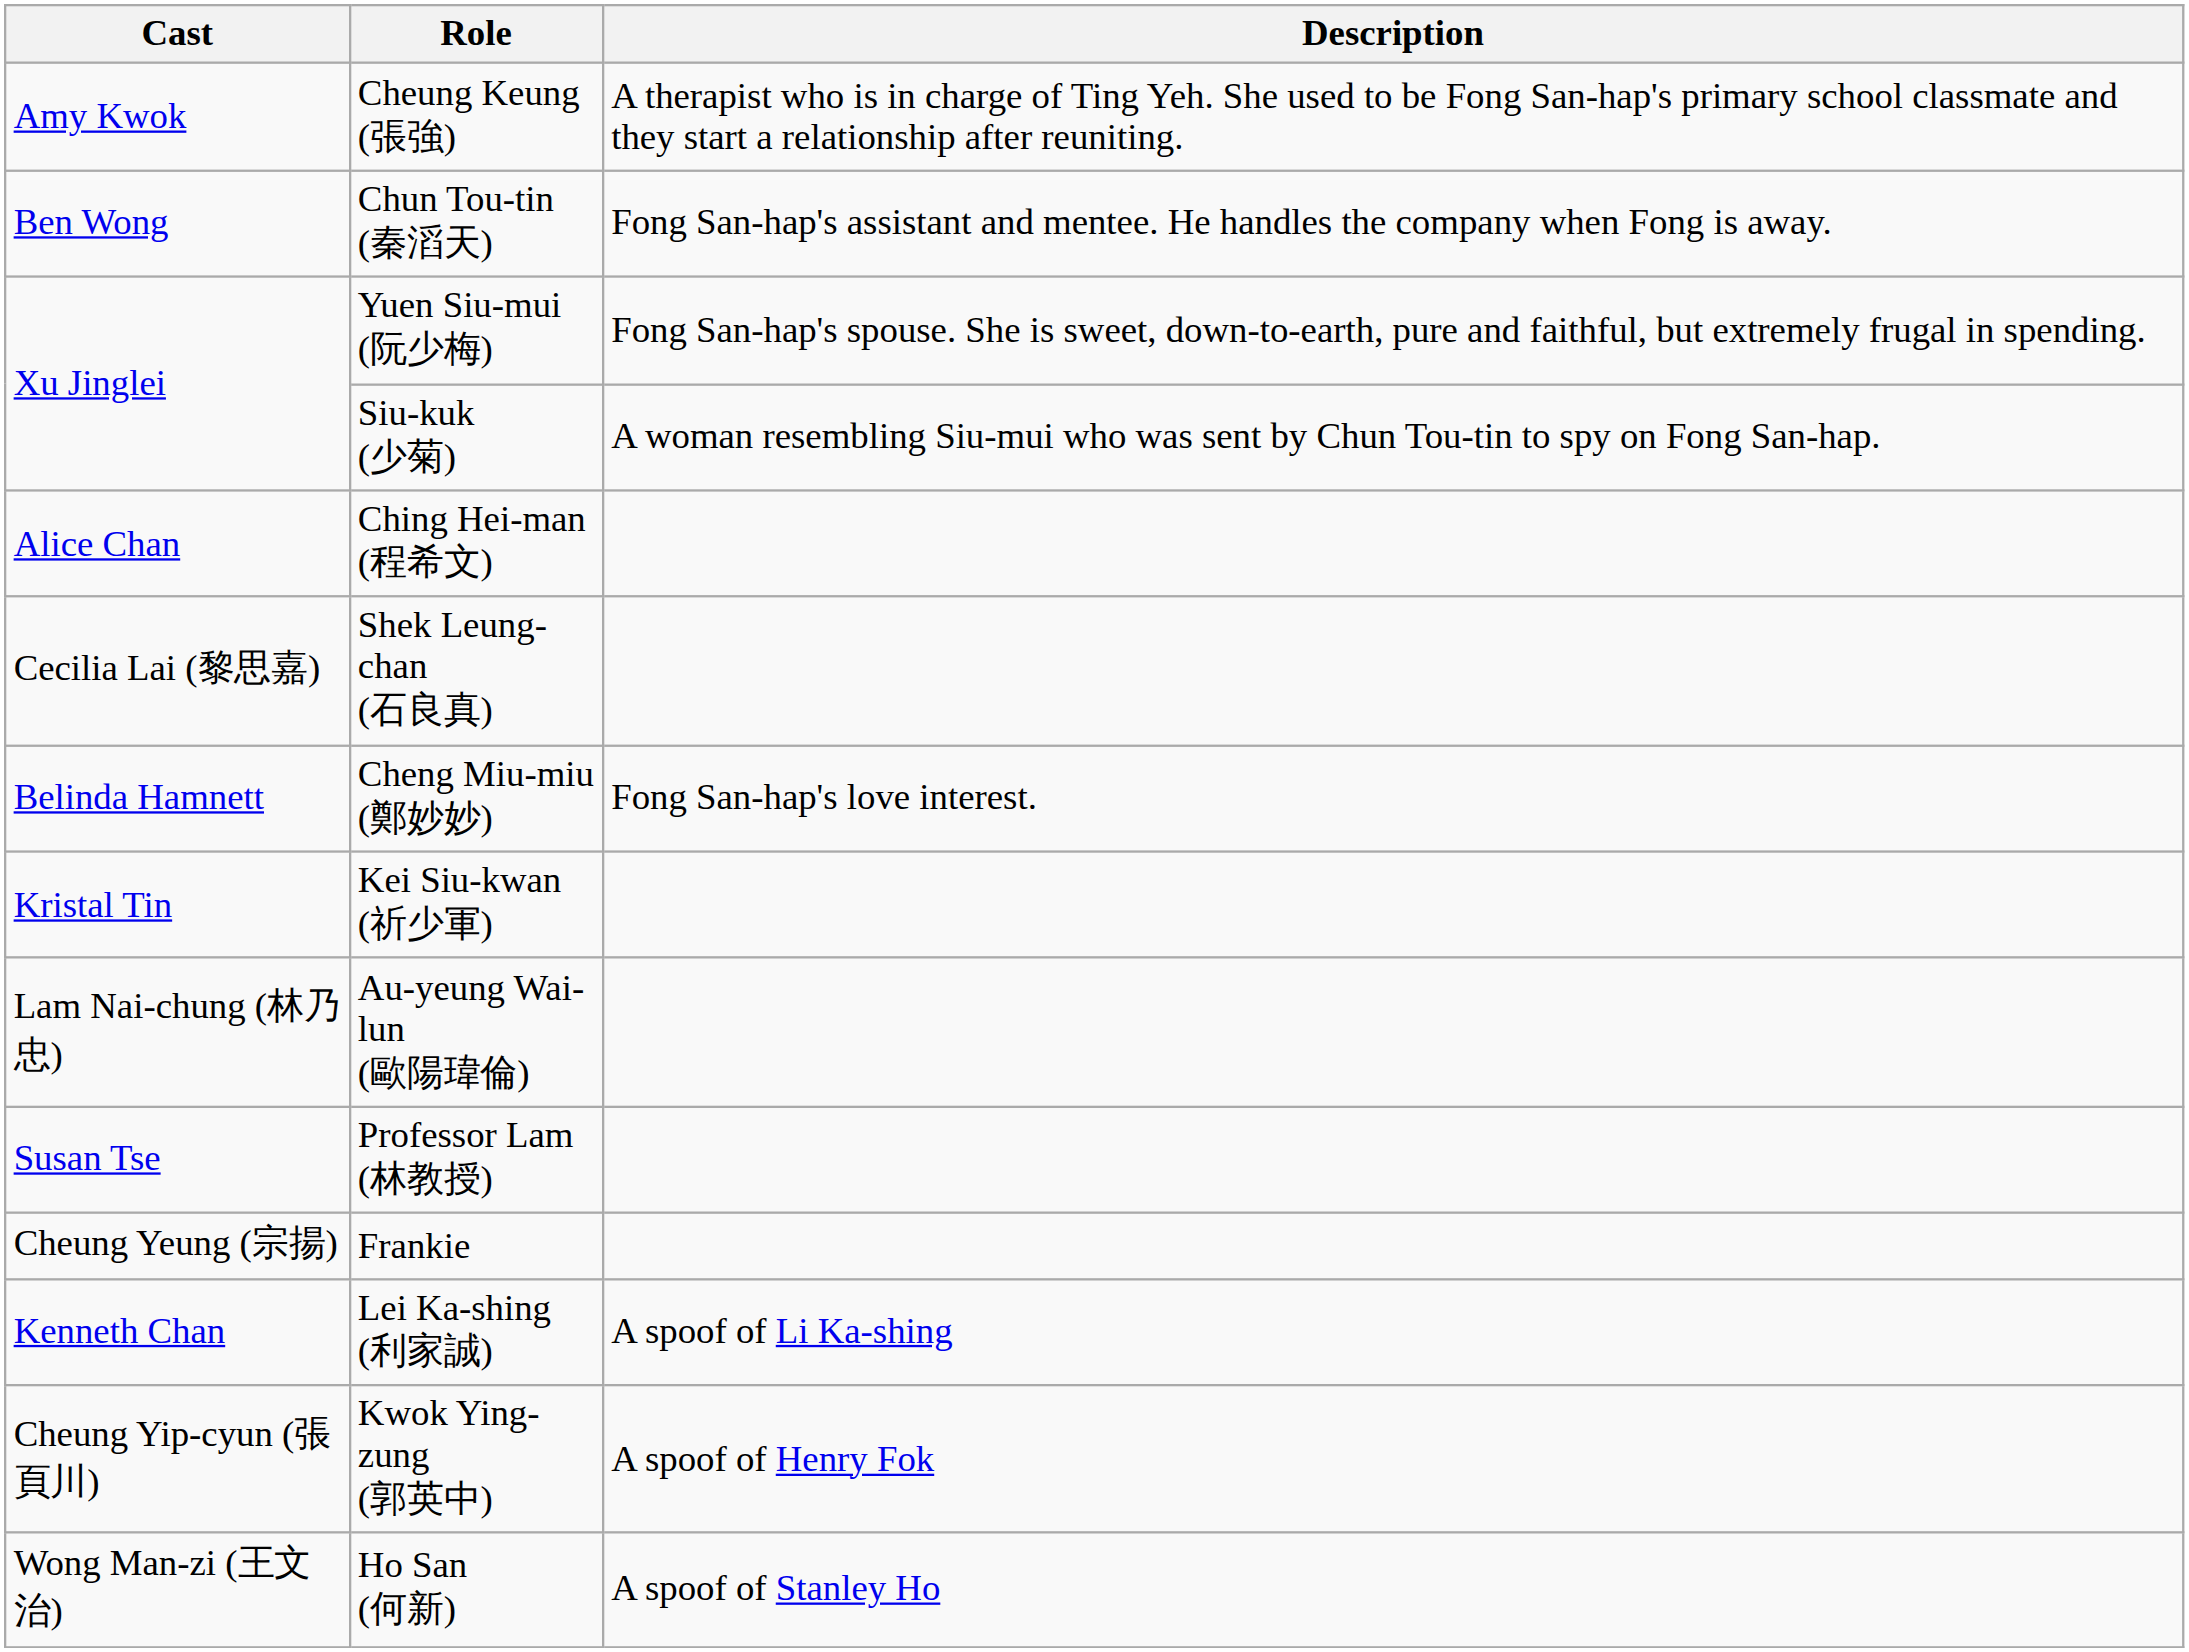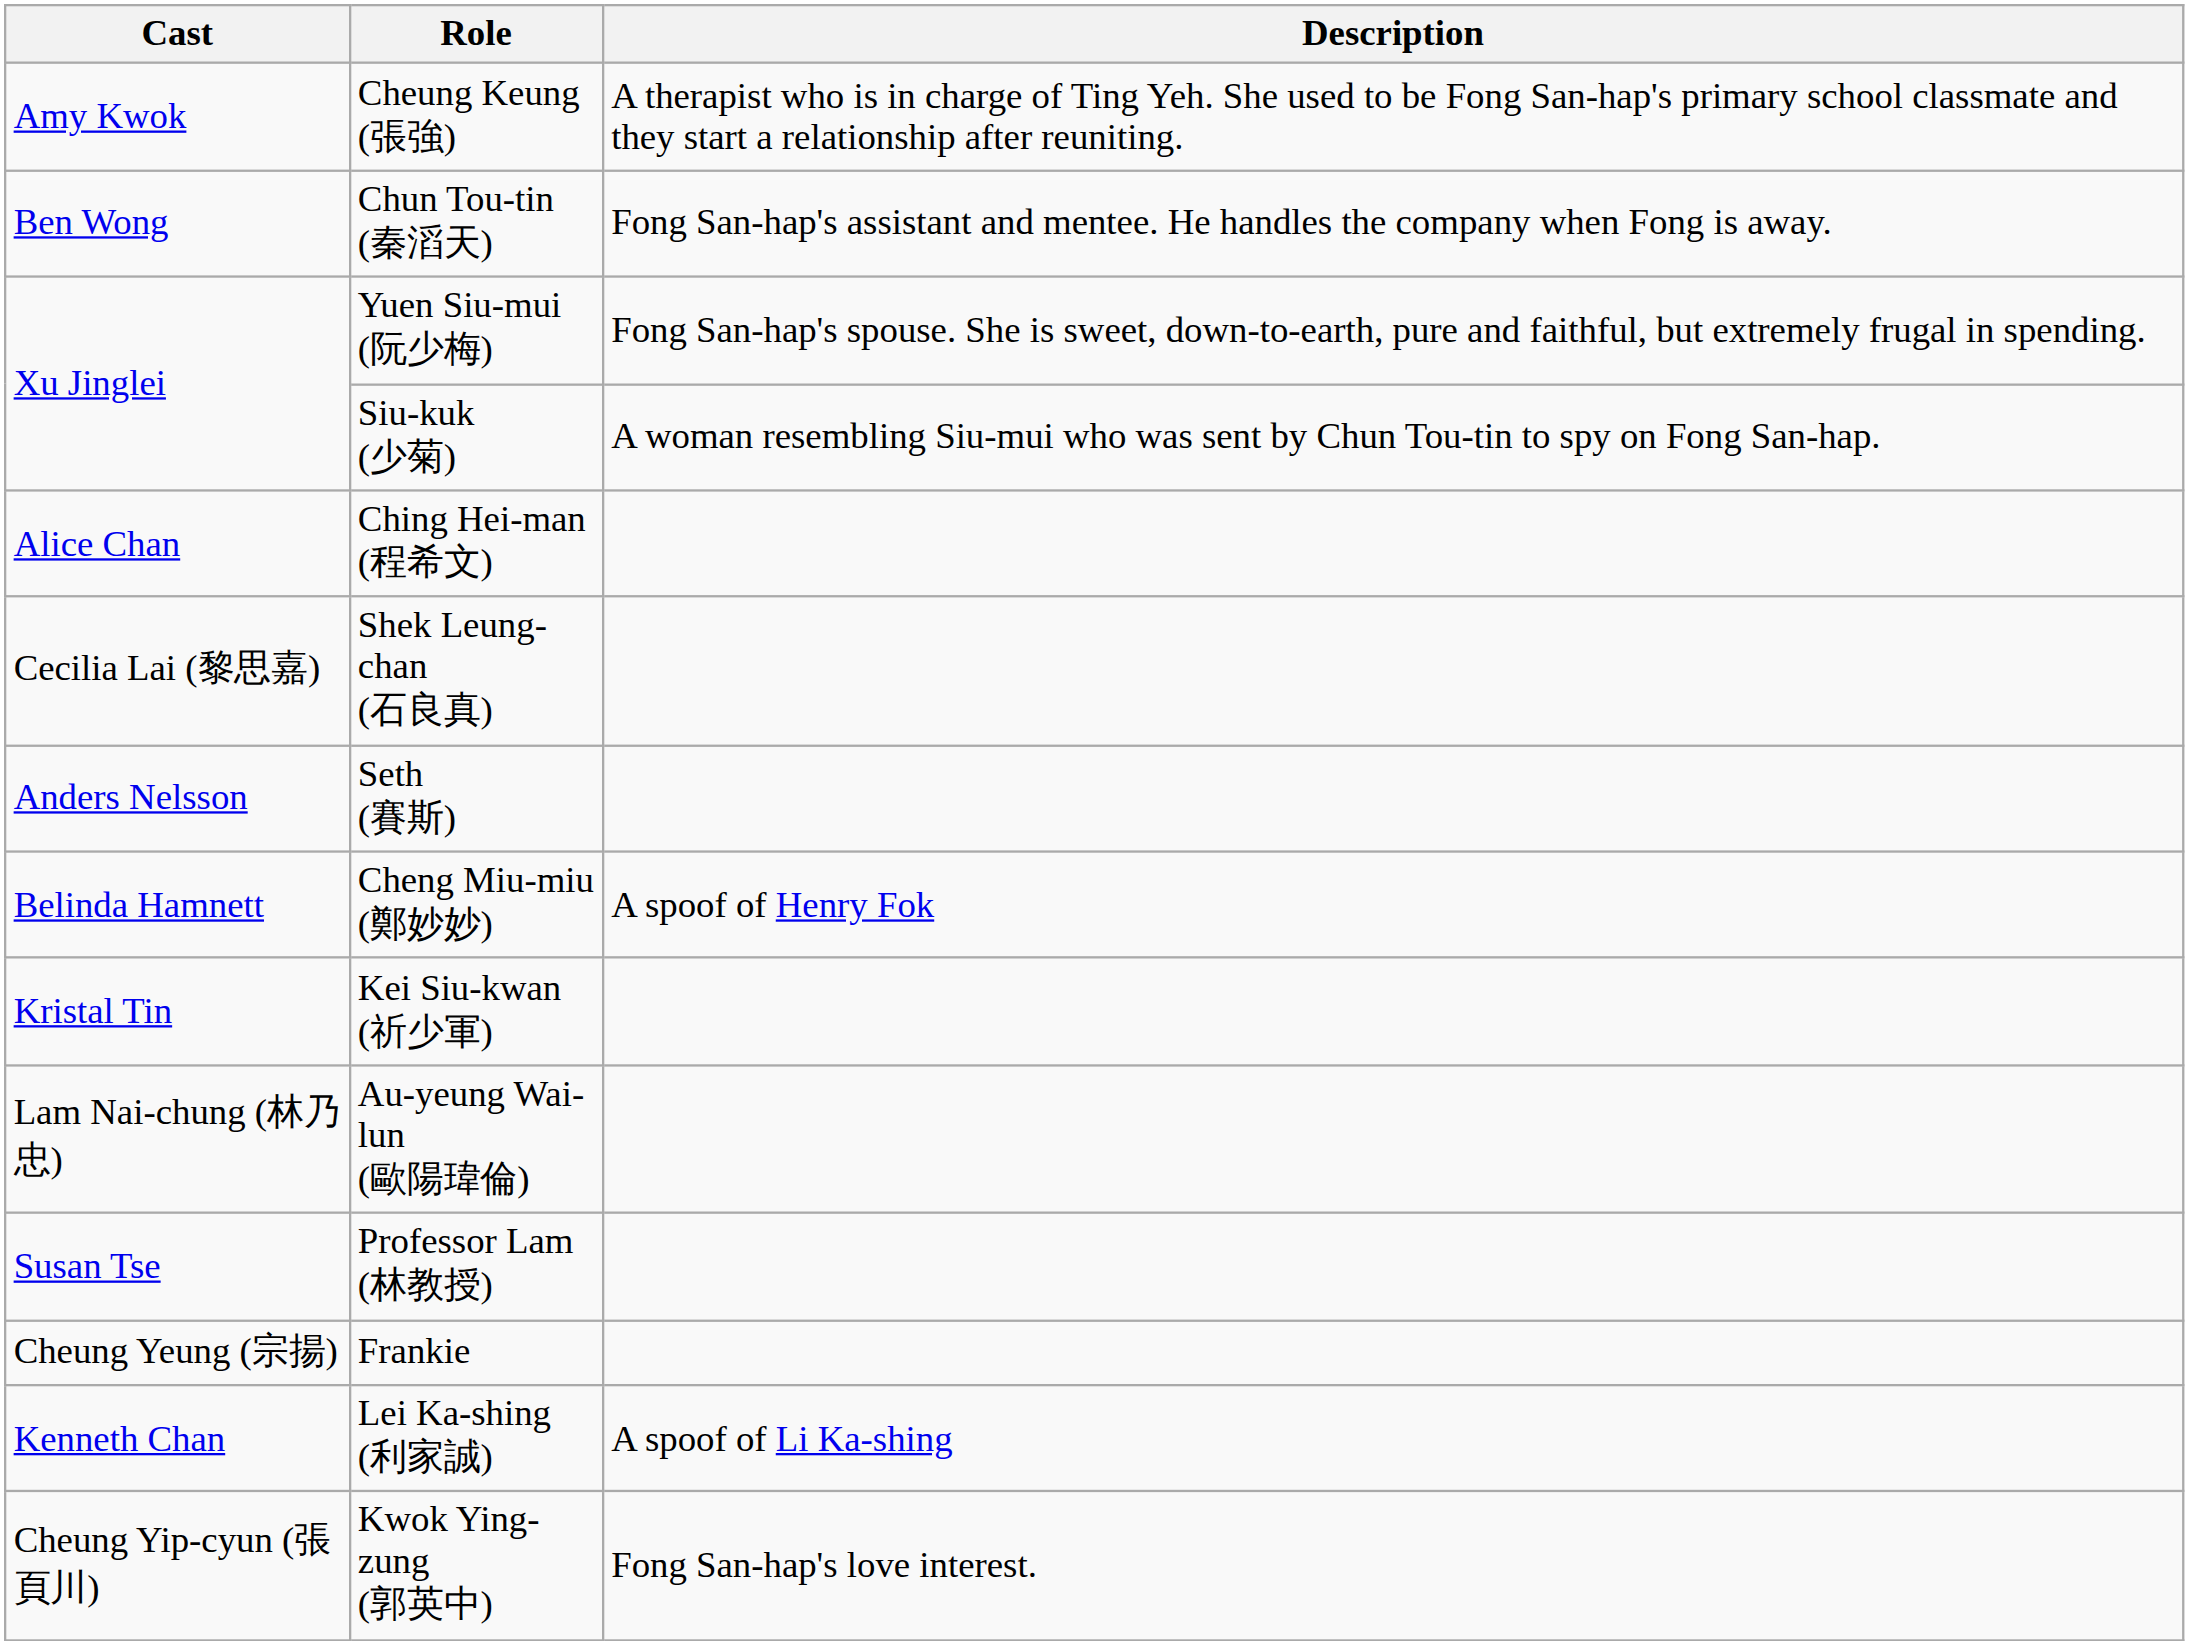+ row: (407, 795)
(824, 797) Fong San-hap's love interest. -> (773, 904) A spoof of Henry Fok
(773, 1458) A spoof of Henry Fok -> (824, 1564) Fong San-hap's love interest.
- row: (413, 1586)
